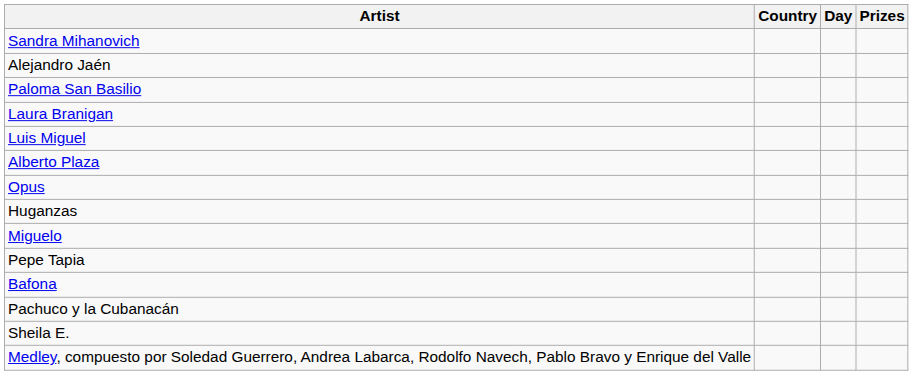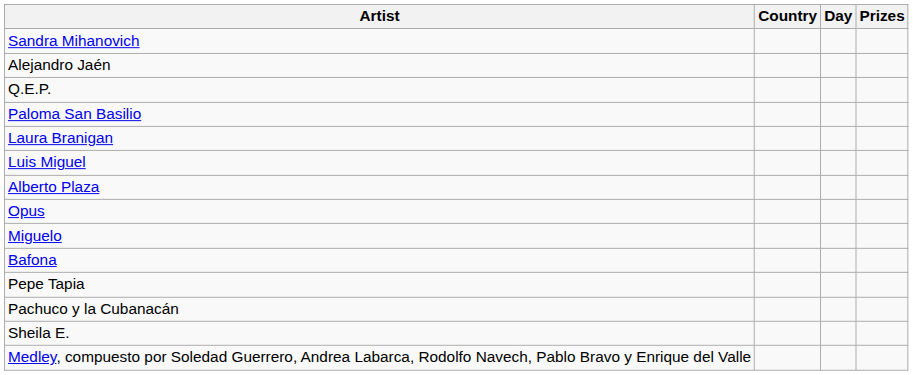+ row: (30, 89)
- row: (43, 211)
rows swapped: (32, 284) <-> (46, 260)
